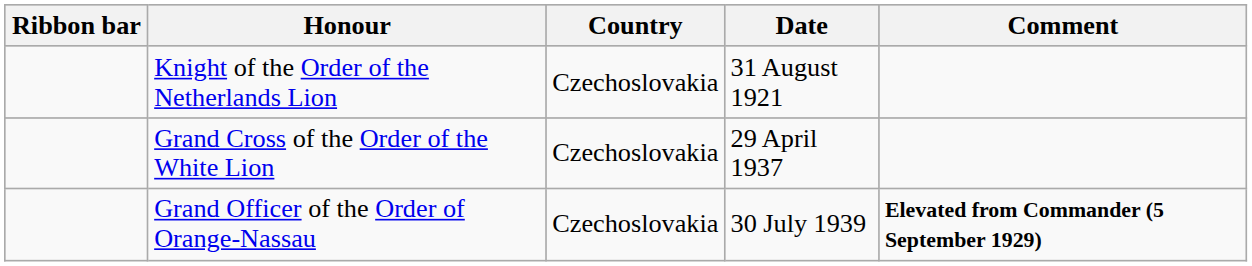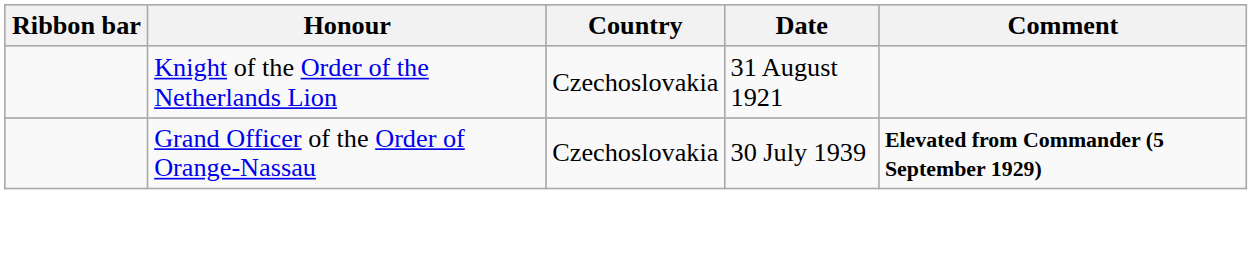- row: (321, 152)
